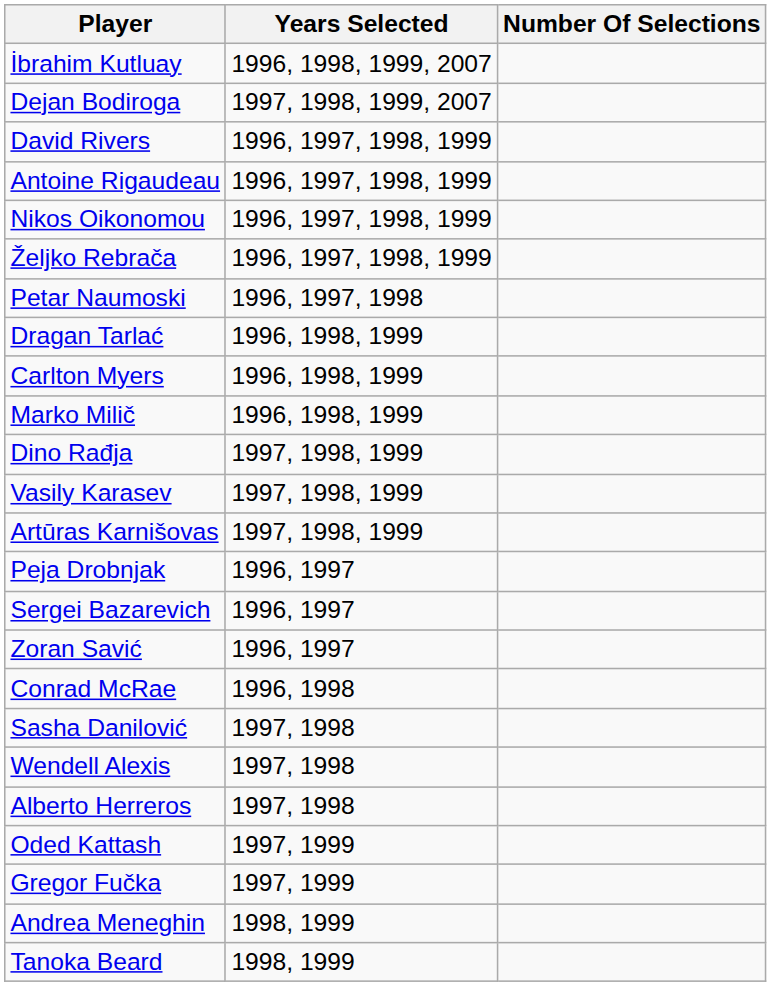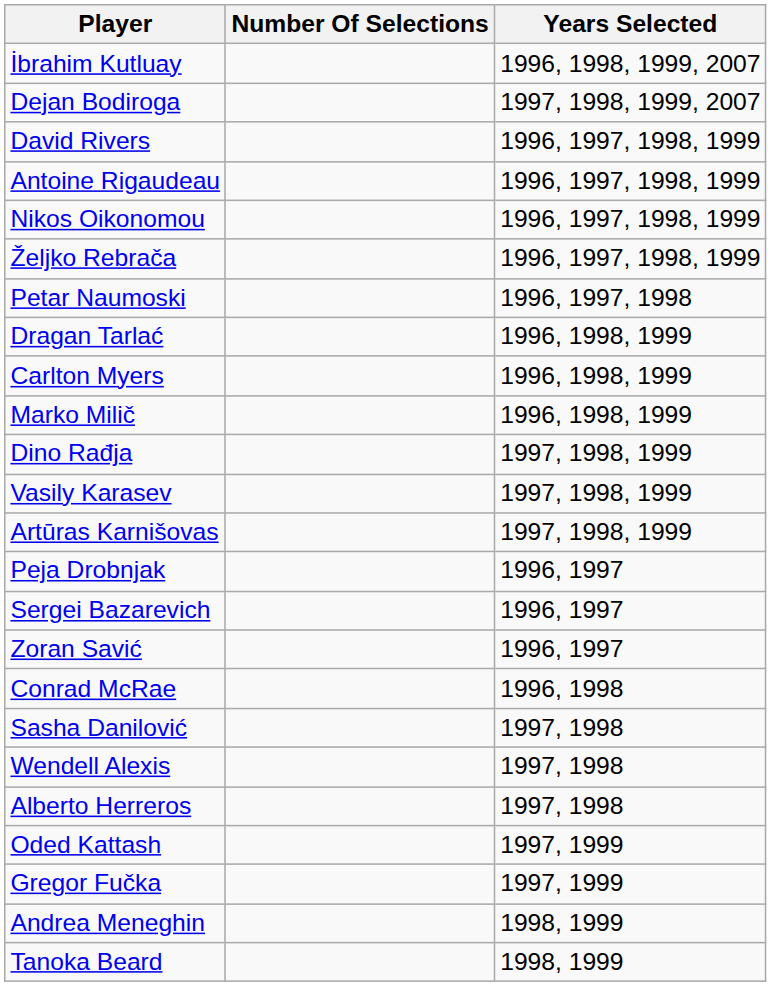columns swapped: (632, 24) <-> (362, 24)
